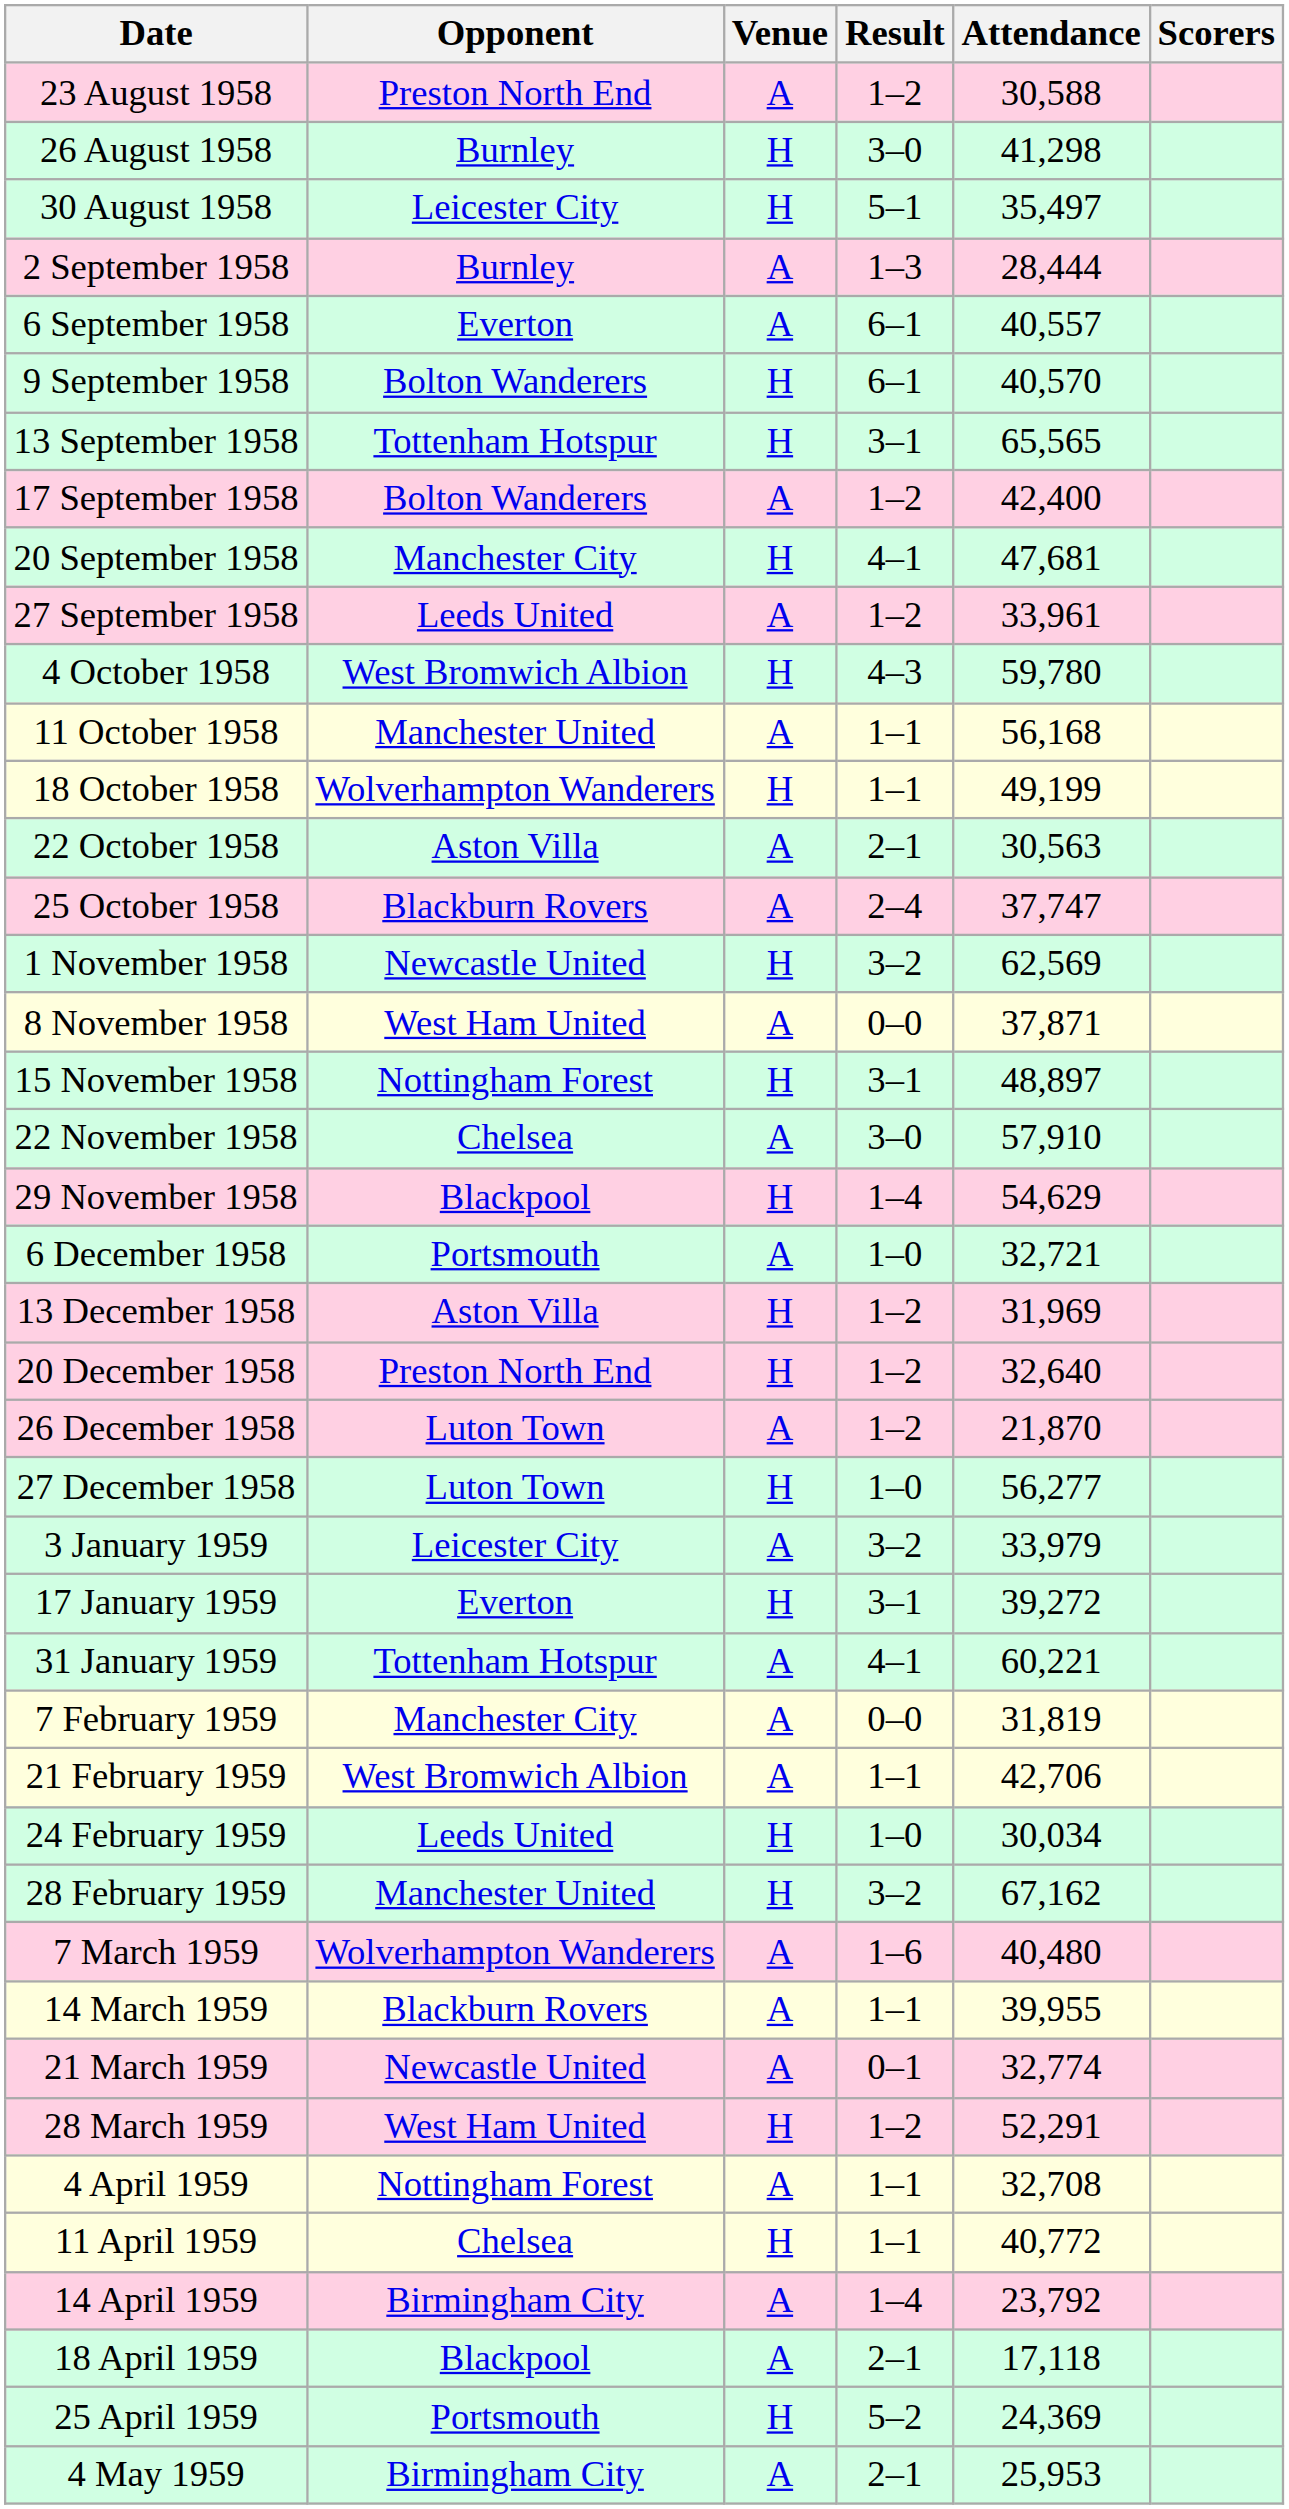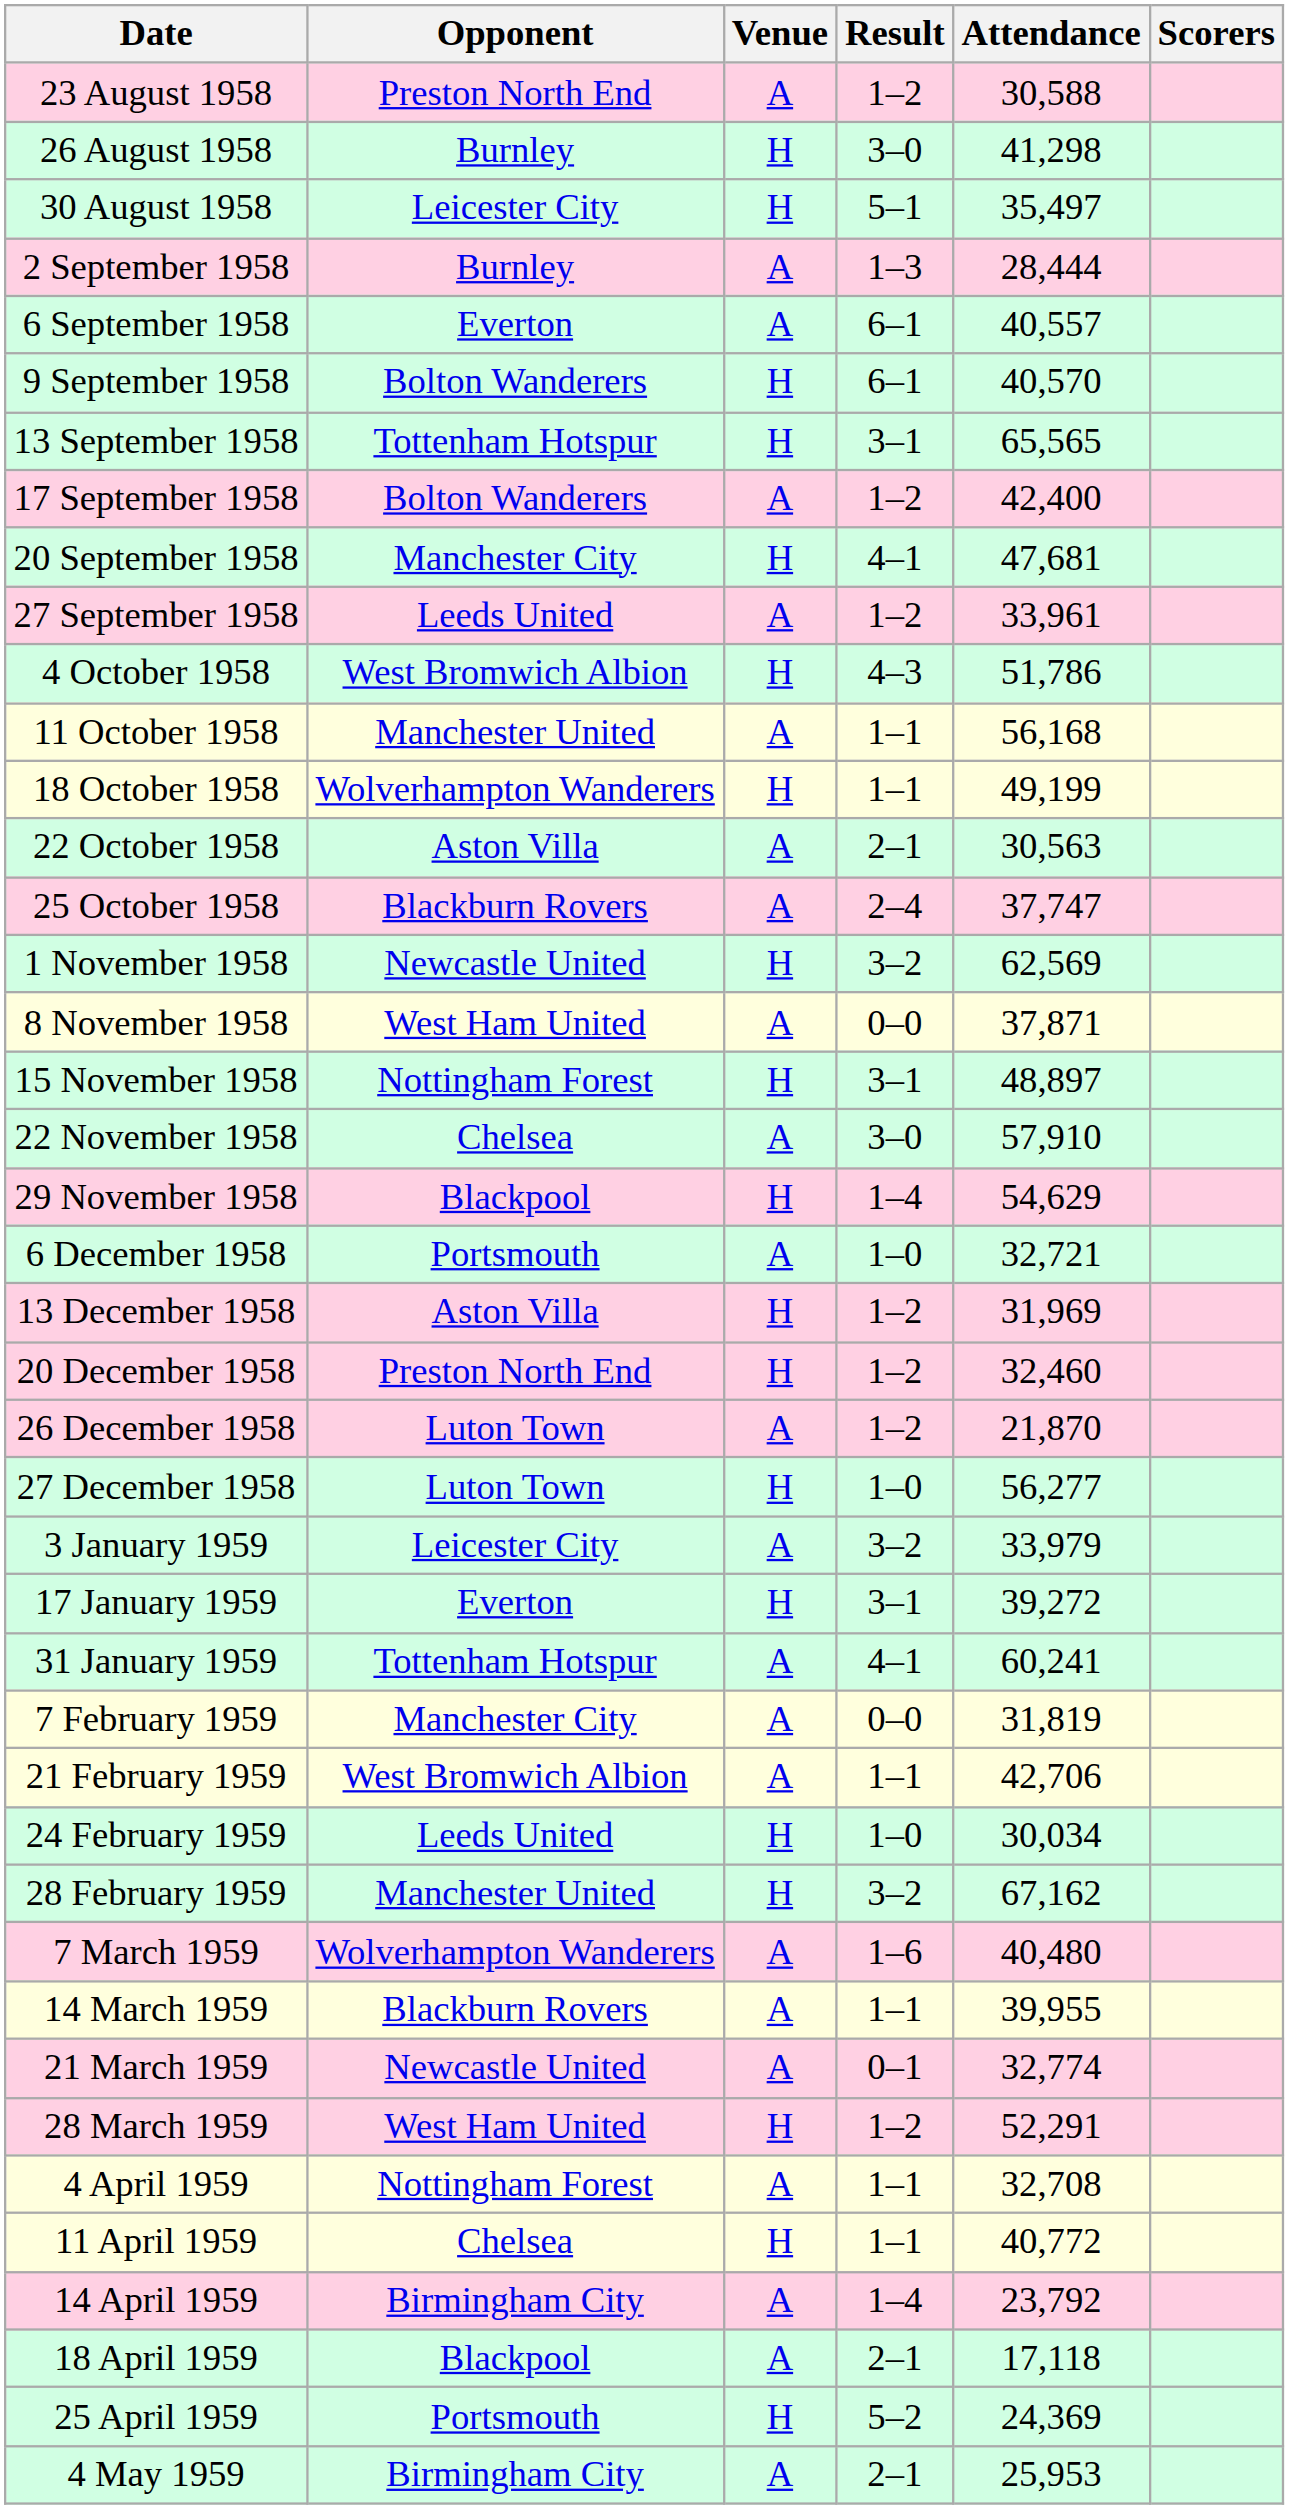(1051, 672) 59,780 -> (1051, 672) 51,786
(1051, 1370) 32,640 -> (1051, 1370) 32,460
(1051, 1660) 60,221 -> (1051, 1660) 60,241
